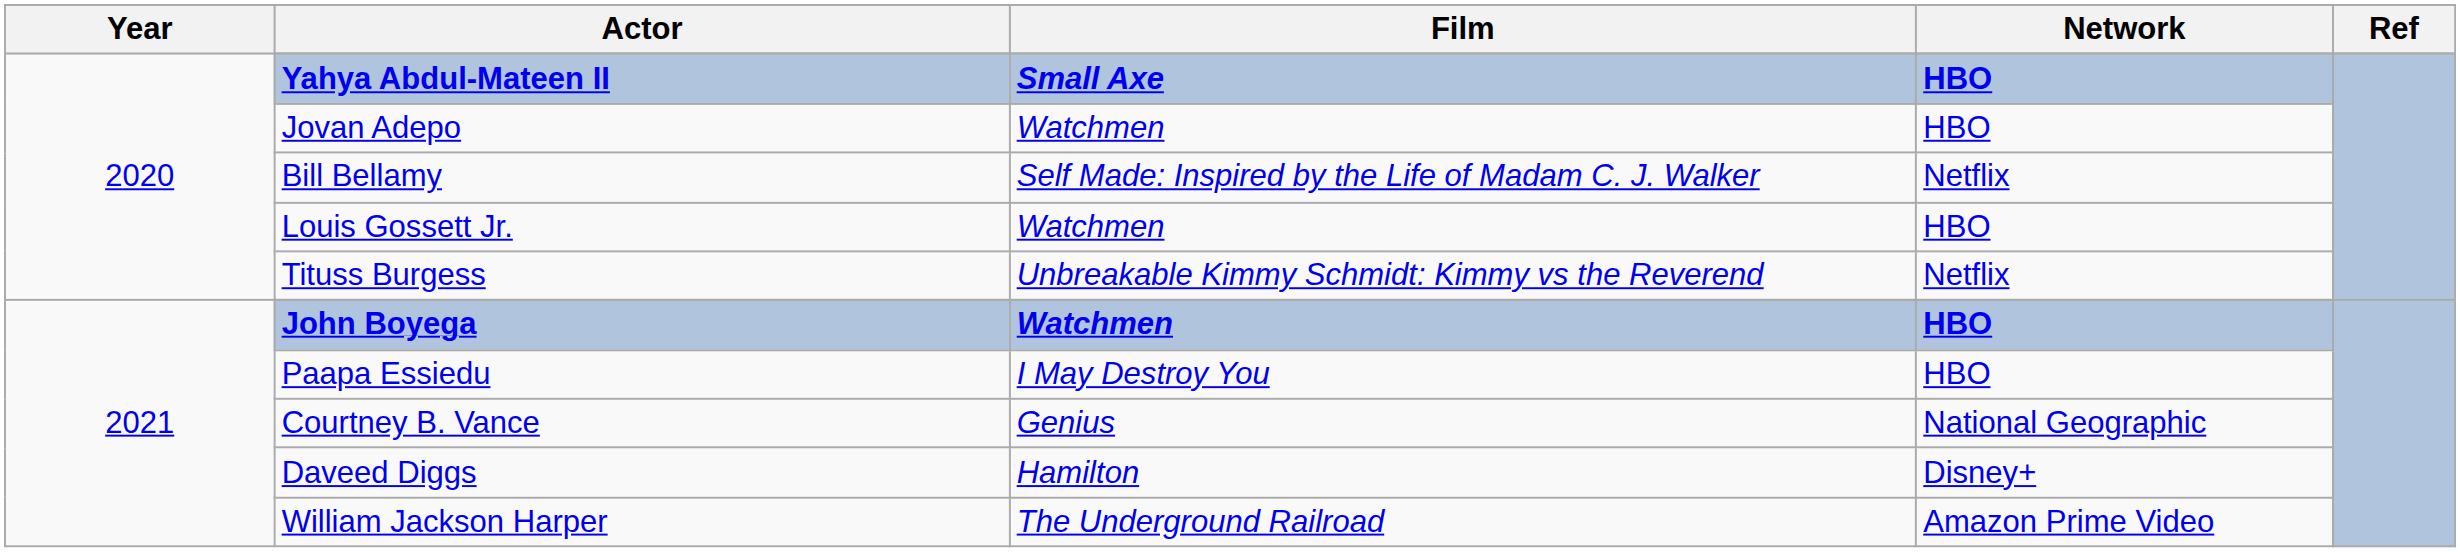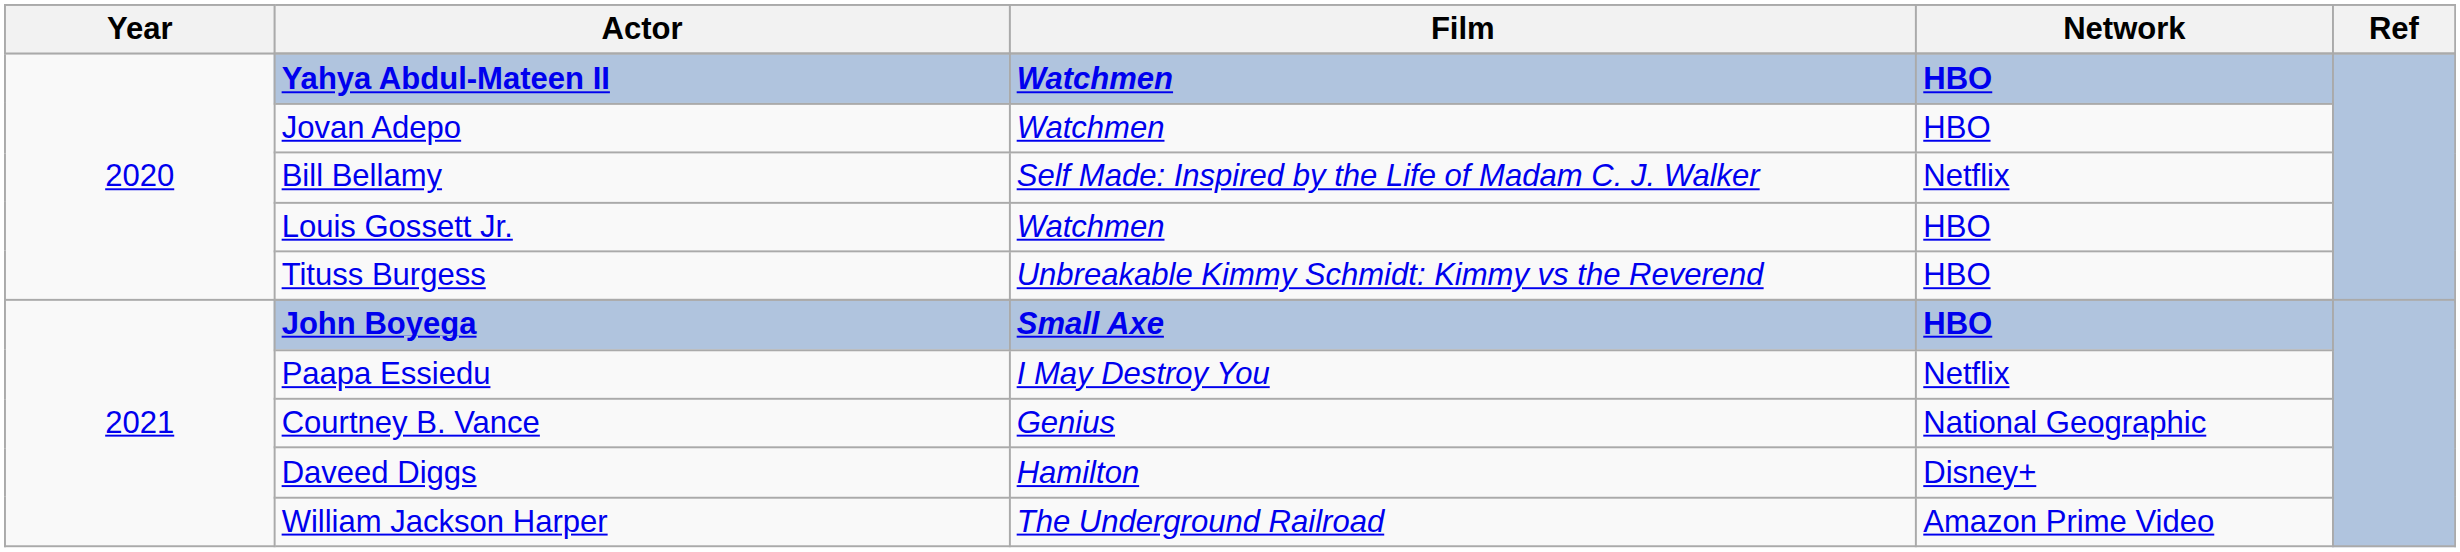(1090, 78) Small Axe -> (1095, 78) Watchmen
(1966, 275) Netflix -> (1957, 275) HBO
(1095, 324) Watchmen -> (1090, 324) Small Axe
(1957, 373) HBO -> (1966, 373) Netflix
